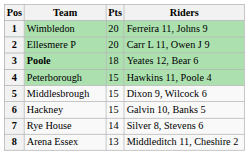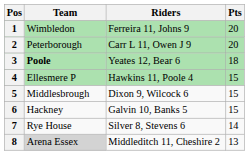columns swapped: (115, 12) <-> (184, 12)
(51, 45) Ellesmere P -> (54, 45) Peterborough
(54, 77) Peterborough -> (51, 77) Ellesmere P
(52, 142) no background -> (52, 142) lightgrey background
